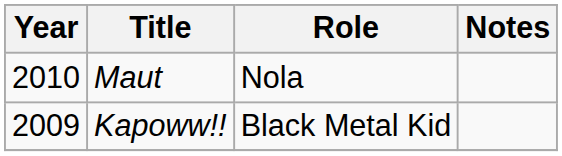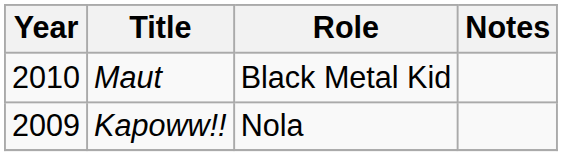(272, 77) Nola -> (346, 77) Black Metal Kid
(346, 125) Black Metal Kid -> (272, 125) Nola
